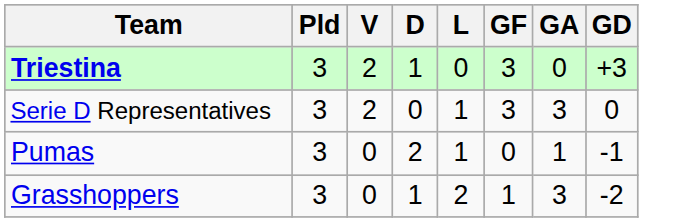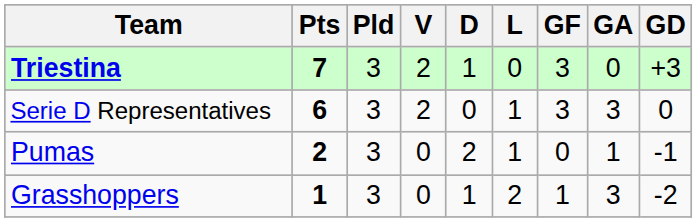+ column: (320, 25)
